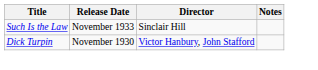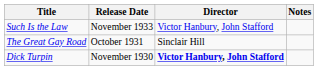(162, 27) Sinclair Hill -> (215, 27) Victor Hanbury, John Stafford
+ row: (46, 42)
(197, 42) normal -> (221, 57) bold
